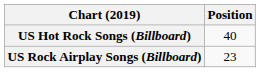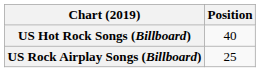(230, 56) 23 -> (230, 56) 25
